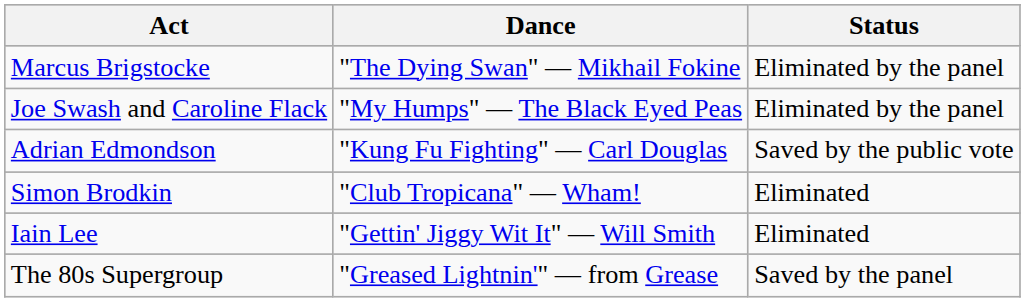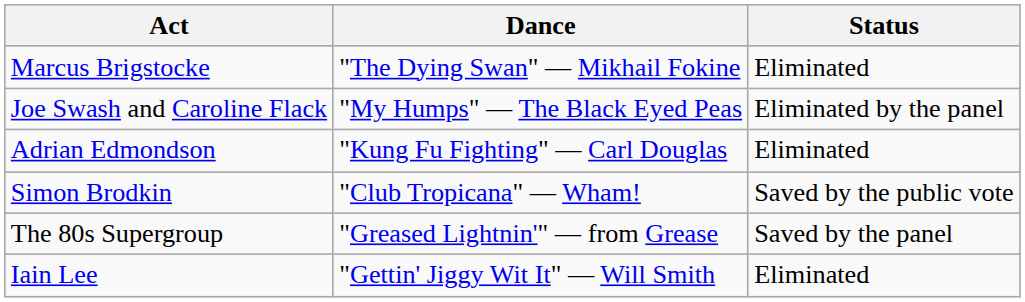(879, 66) Eliminated by the panel -> (812, 66) Eliminated
(884, 150) Saved by the public vote -> (812, 150) Eliminated
(812, 191) Eliminated -> (884, 191) Saved by the public vote
rows swapped: (54, 233) <-> (117, 274)
